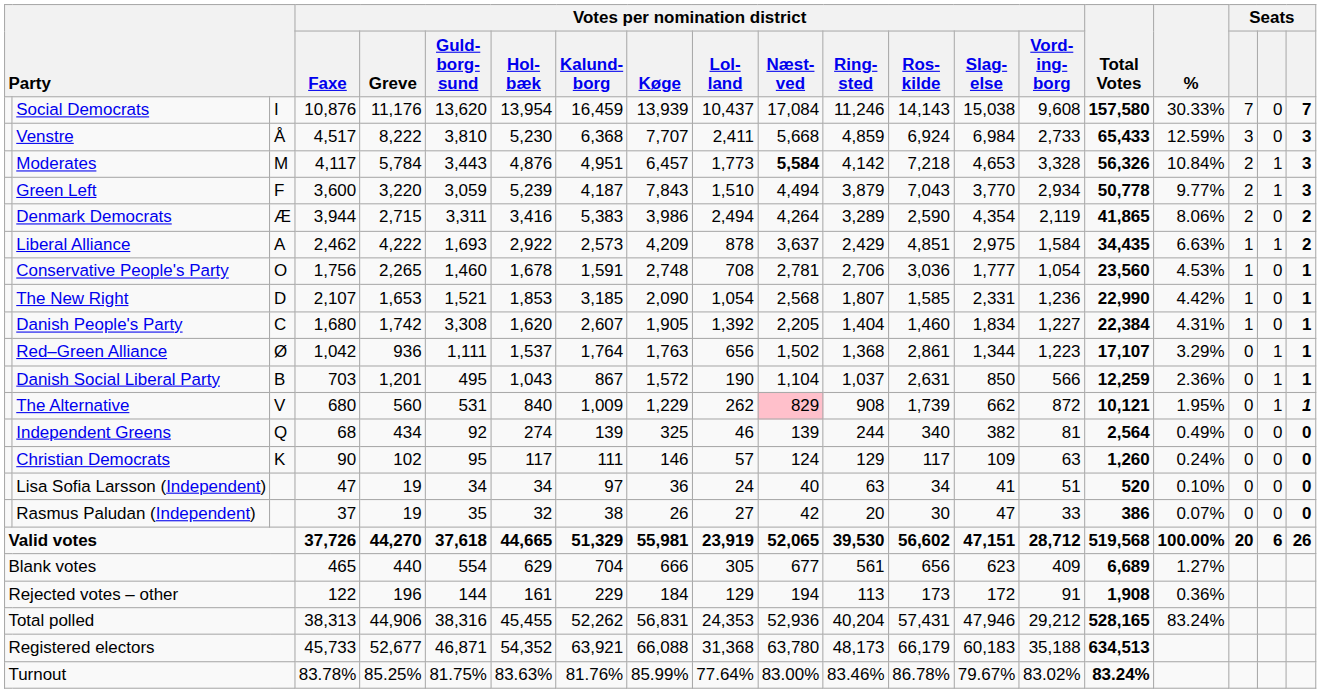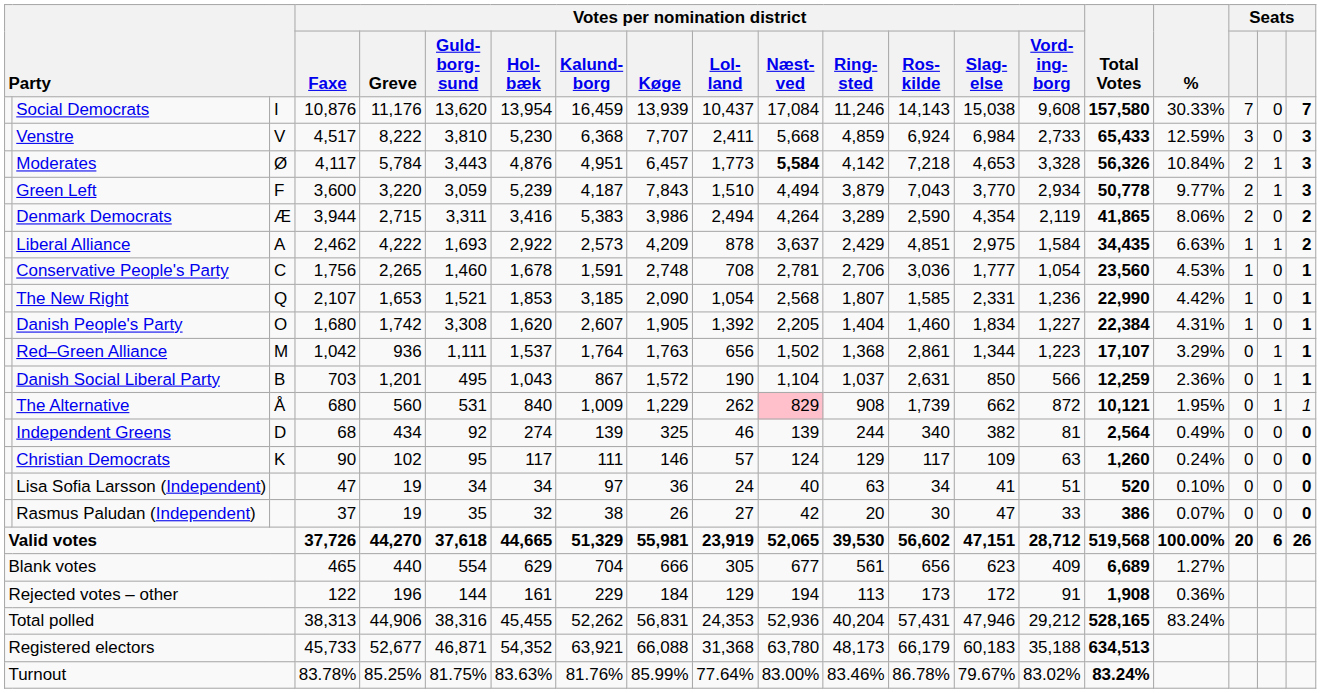(280, 136) Å -> (280, 136) V
(281, 163) M -> (281, 163) Ø
(281, 271) O -> (280, 271) C
(280, 298) D -> (281, 298) Q
(280, 325) C -> (281, 325) O
(281, 351) Ø -> (281, 351) M
(280, 405) V -> (280, 405) Å
(1307, 405) bold -> (1307, 405) normal
(281, 432) Q -> (280, 432) D
